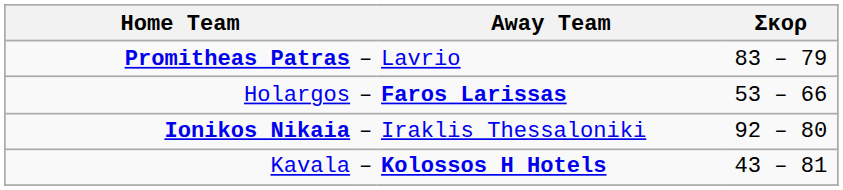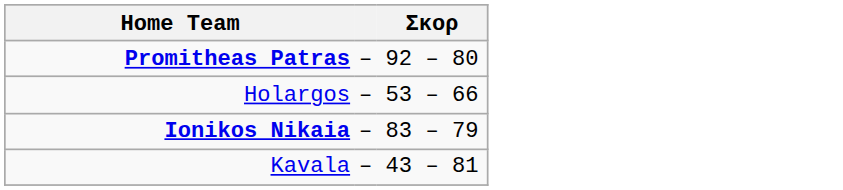- column: (551, 23)
(781, 59) 83 – 79 -> (432, 59) 92 – 80
(781, 131) 92 – 80 -> (432, 131) 83 – 79
